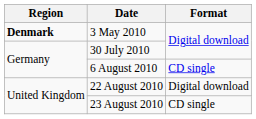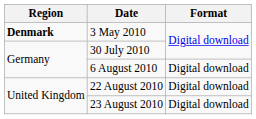(192, 68) CD single -> (209, 68) Digital download
(192, 104) CD single -> (209, 104) Digital download
